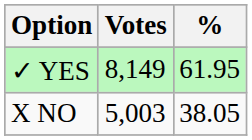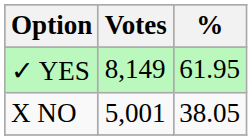(135, 113) 5,003 -> (135, 113) 5,001
